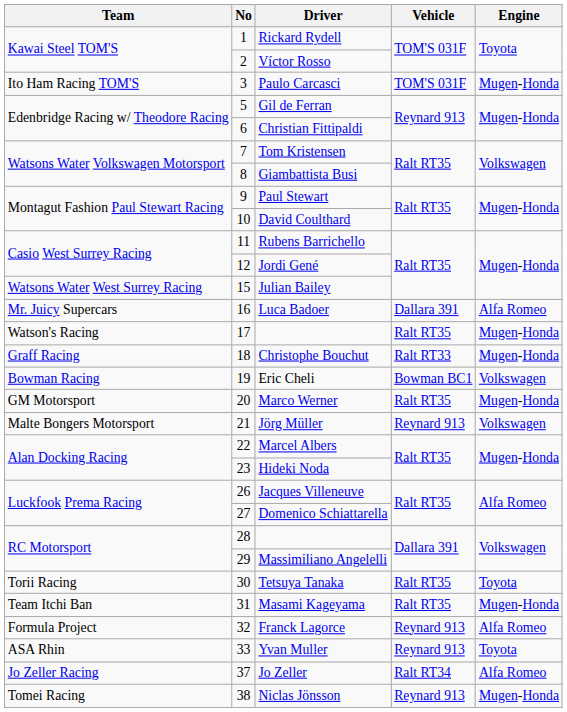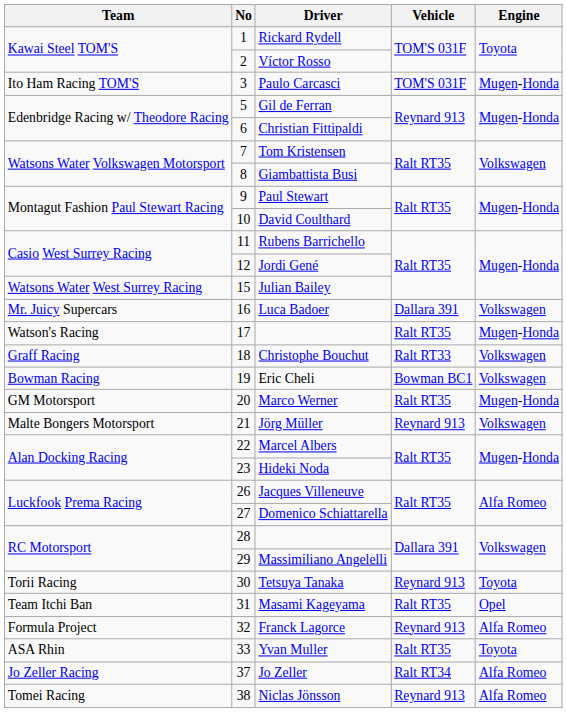(513, 310) Alfa Romeo -> (512, 310) Volkswagen
(519, 355) Mugen-Honda -> (512, 355) Volkswagen
(423, 581) Ralt RT35 -> (429, 581) Reynard 913
(519, 604) Mugen-Honda -> (492, 604) Opel
(429, 649) Reynard 913 -> (423, 649) Ralt RT35
(519, 695) Mugen-Honda -> (513, 695) Alfa Romeo
